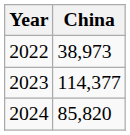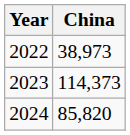(89, 82) 114,377 -> (89, 82) 114,373
